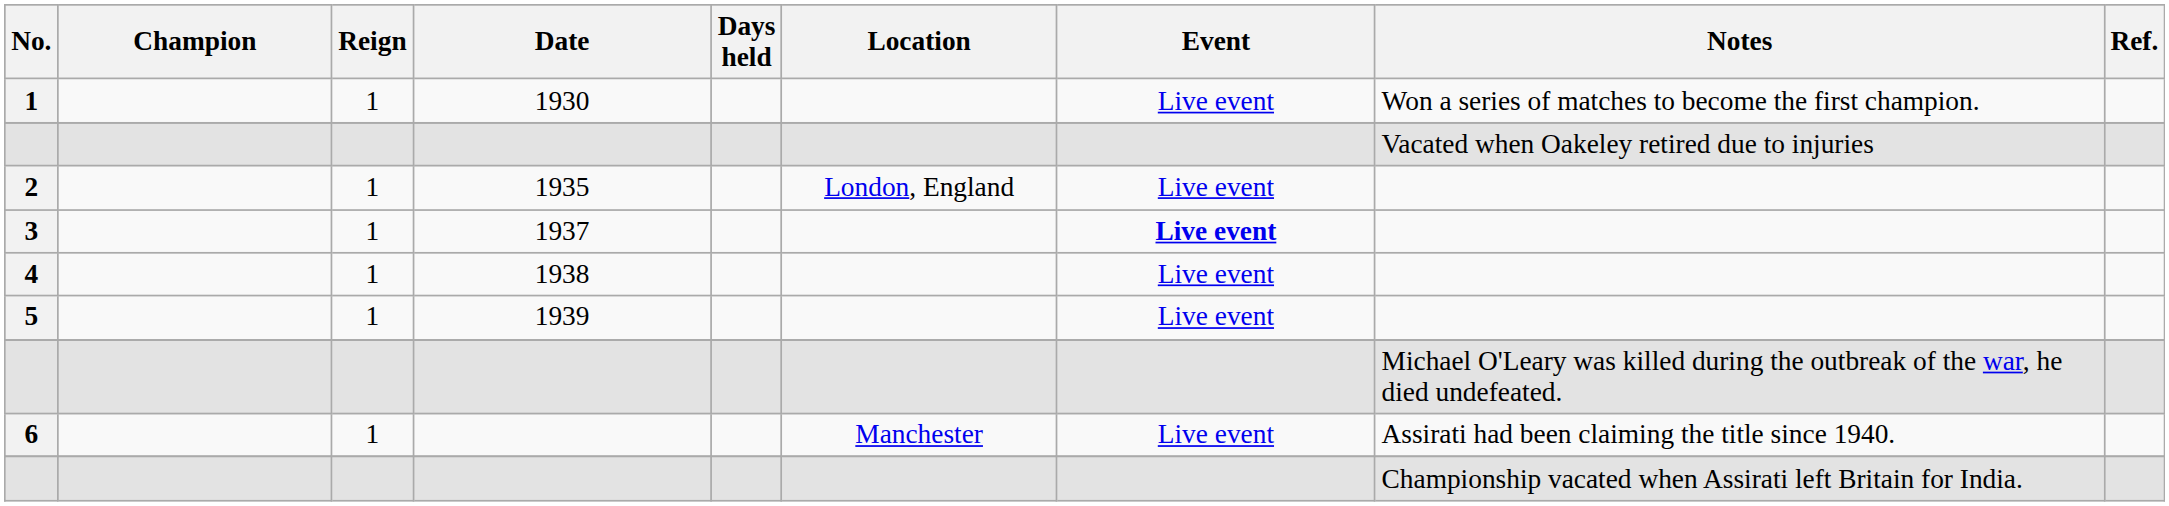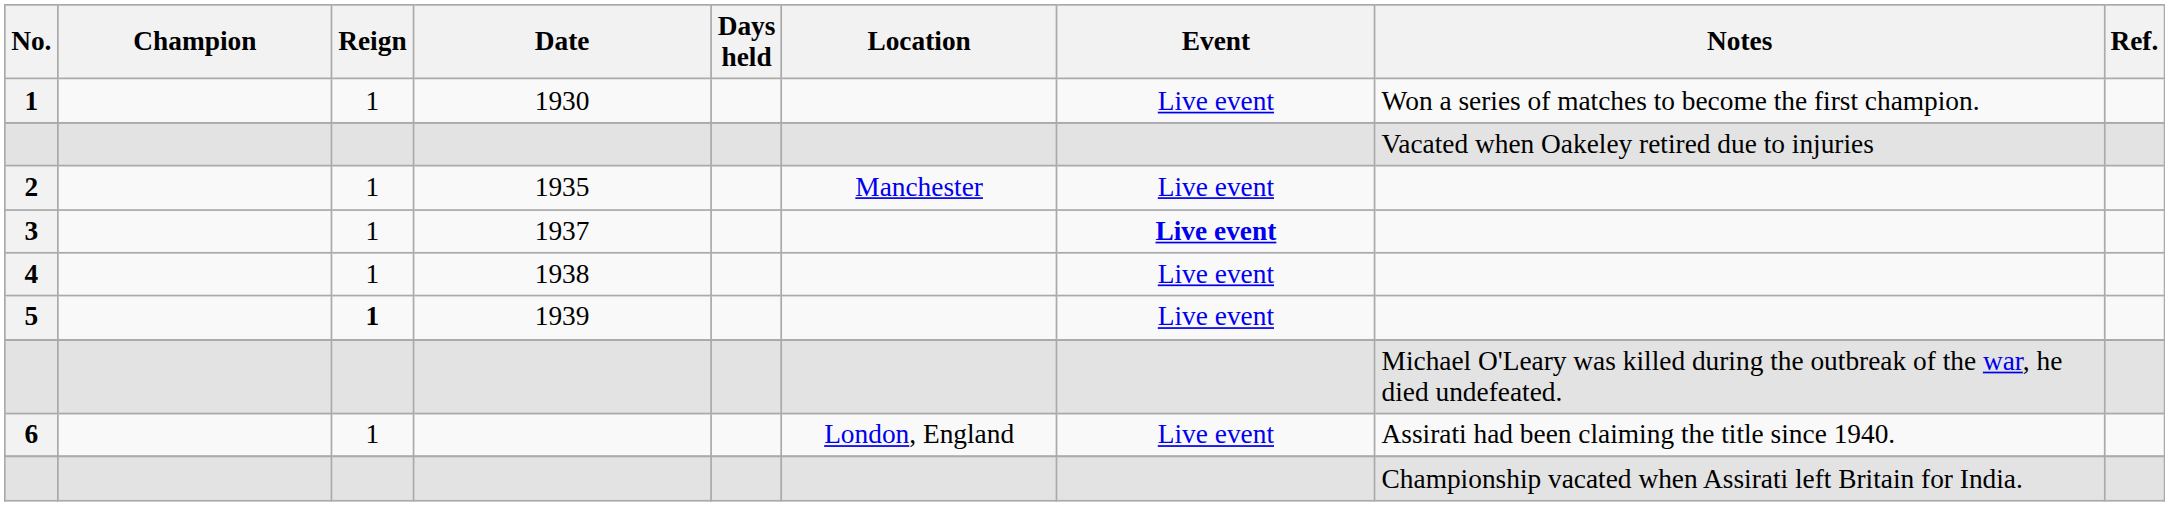(919, 187) London, England -> (919, 187) Manchester
(372, 317) normal -> (372, 317) bold
(919, 434) Manchester -> (919, 434) London, England
